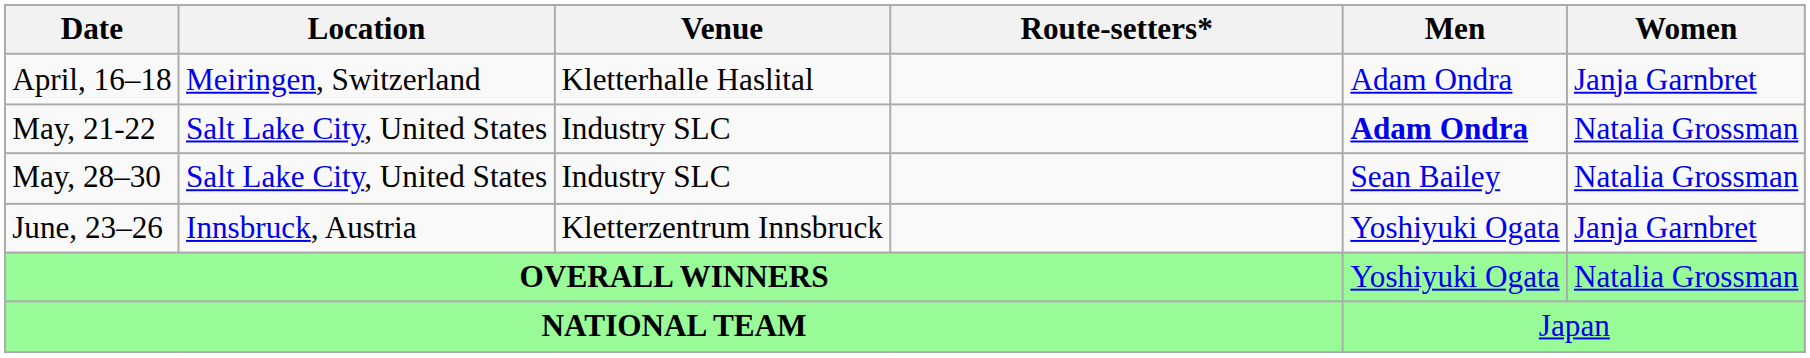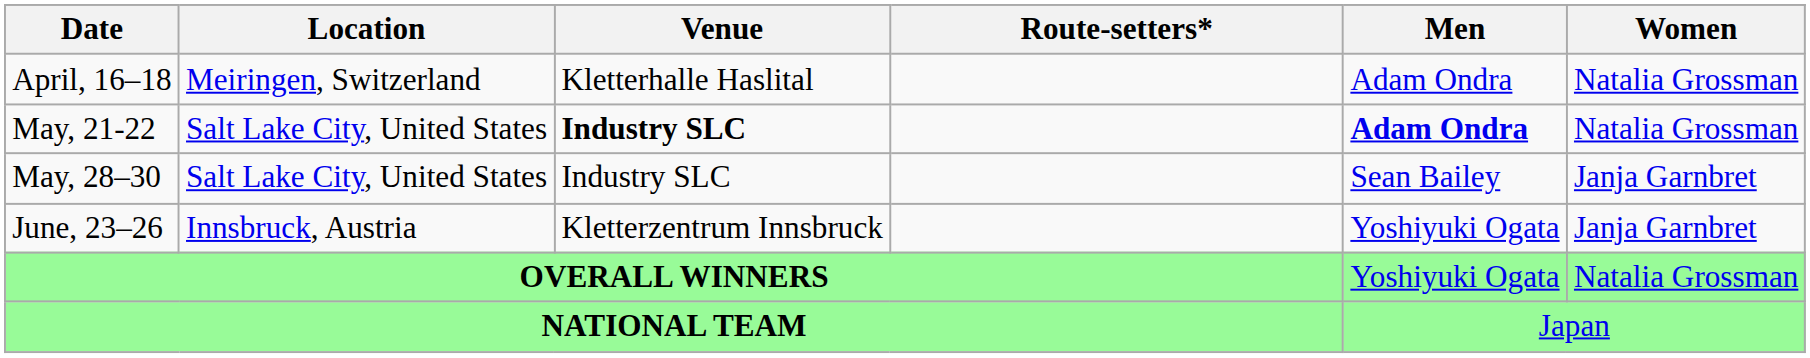(1665, 78) Janja Garnbret -> (1686, 78) Natalia Grossman
(646, 128) normal -> (654, 128) bold
(1686, 177) Natalia Grossman -> (1665, 177) Janja Garnbret
